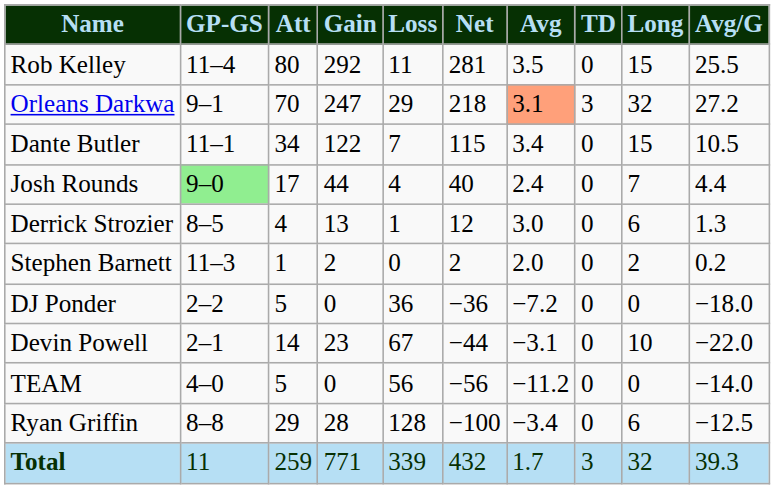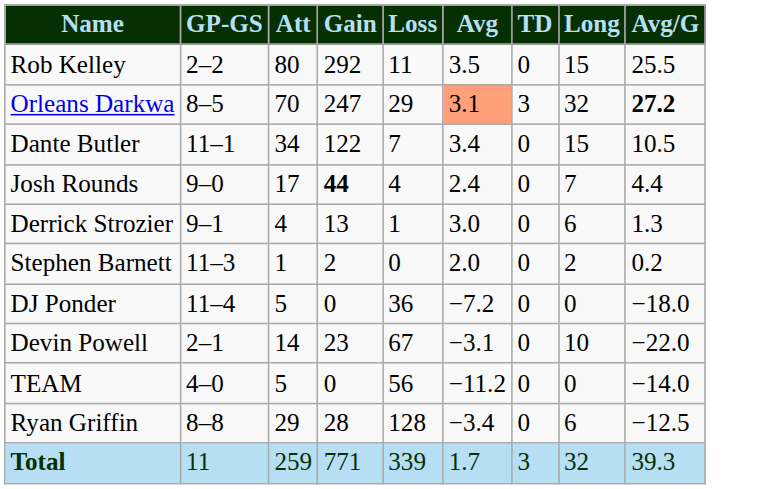- column: (475, 24)
(211, 64) 11–4 -> (205, 64) 2–2
(205, 104) 9–1 -> (205, 104) 8–5
(717, 104) normal -> (653, 104) bold
(205, 183) lightgreen background -> (205, 183) no background
(336, 183) normal -> (336, 183) bold
(205, 223) 8–5 -> (205, 223) 9–1
(205, 303) 2–2 -> (211, 303) 11–4
